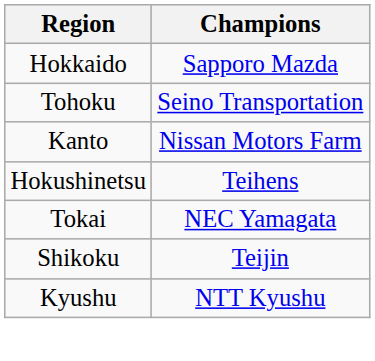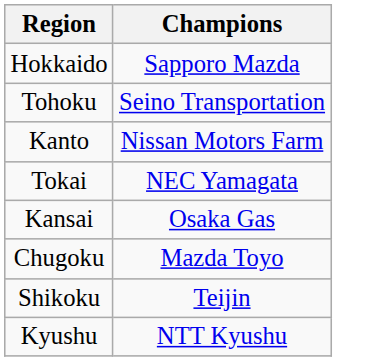- row: (78, 180)
+ row: (59, 219)
+ row: (59, 258)
